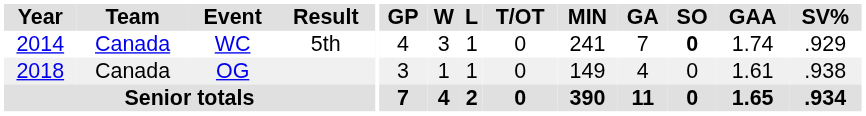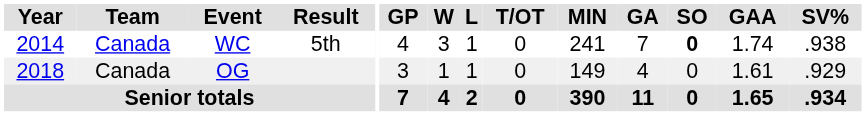(825, 44) .929 -> (825, 44) .938
(825, 70) .938 -> (825, 70) .929
